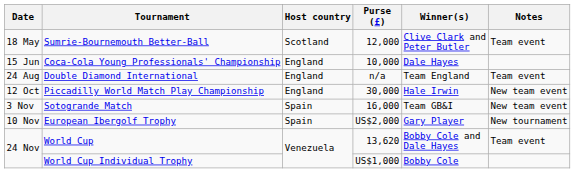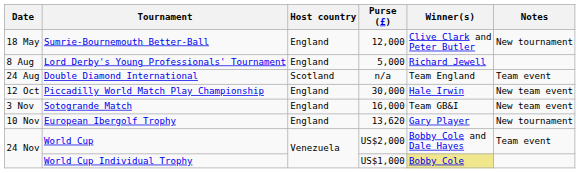(307, 42) Scotland -> (310, 42) England
(518, 42) Team event -> (535, 42) New tournament
- row: (162, 62)
+ row: (165, 62)
(304, 77) England -> (312, 77) Scotland
(299, 107) Spain -> (310, 107) England
(299, 121) Spain -> (310, 121) England
(377, 121) US$2,000 -> (388, 121) 13,620
(383, 141) 13,620 -> (383, 141) US$2,000
(431, 161) no background -> (437, 161) khaki background
